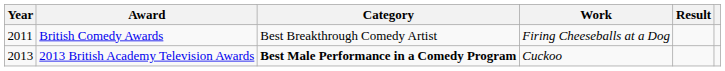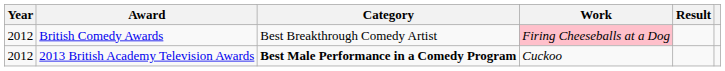(20, 35) 2011 -> (20, 35) 2012
(596, 35) no background -> (596, 35) pink background
(20, 55) 2013 -> (20, 55) 2012
